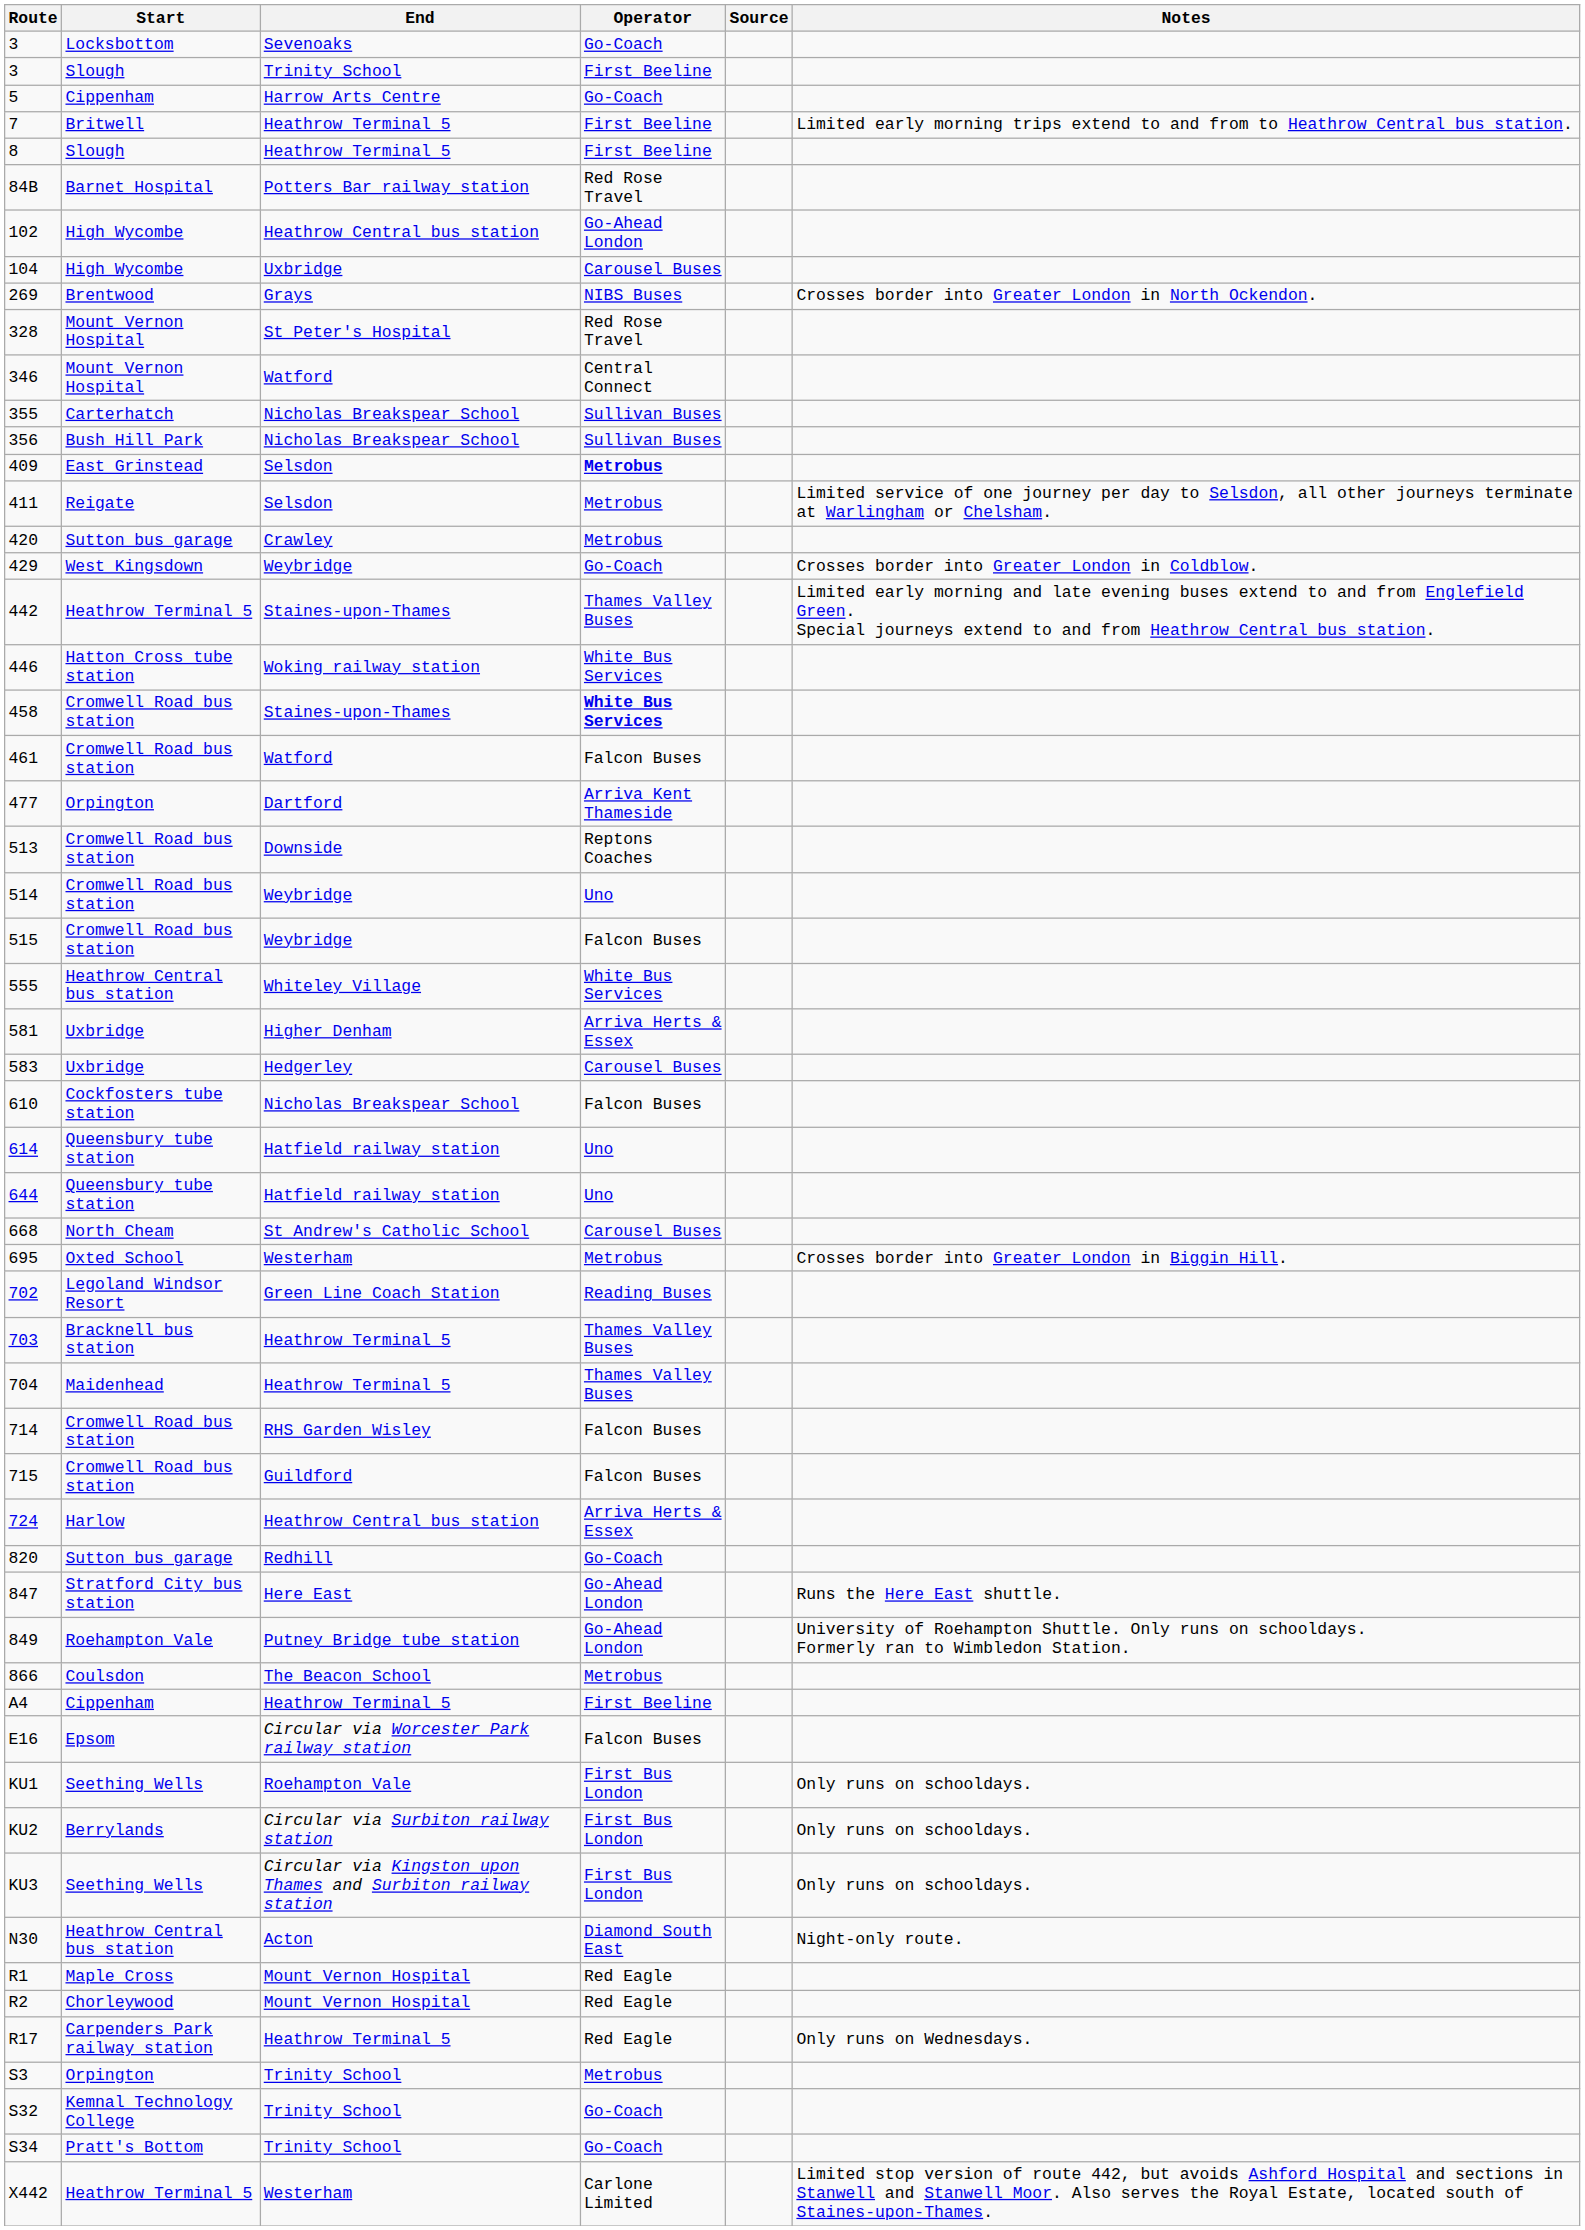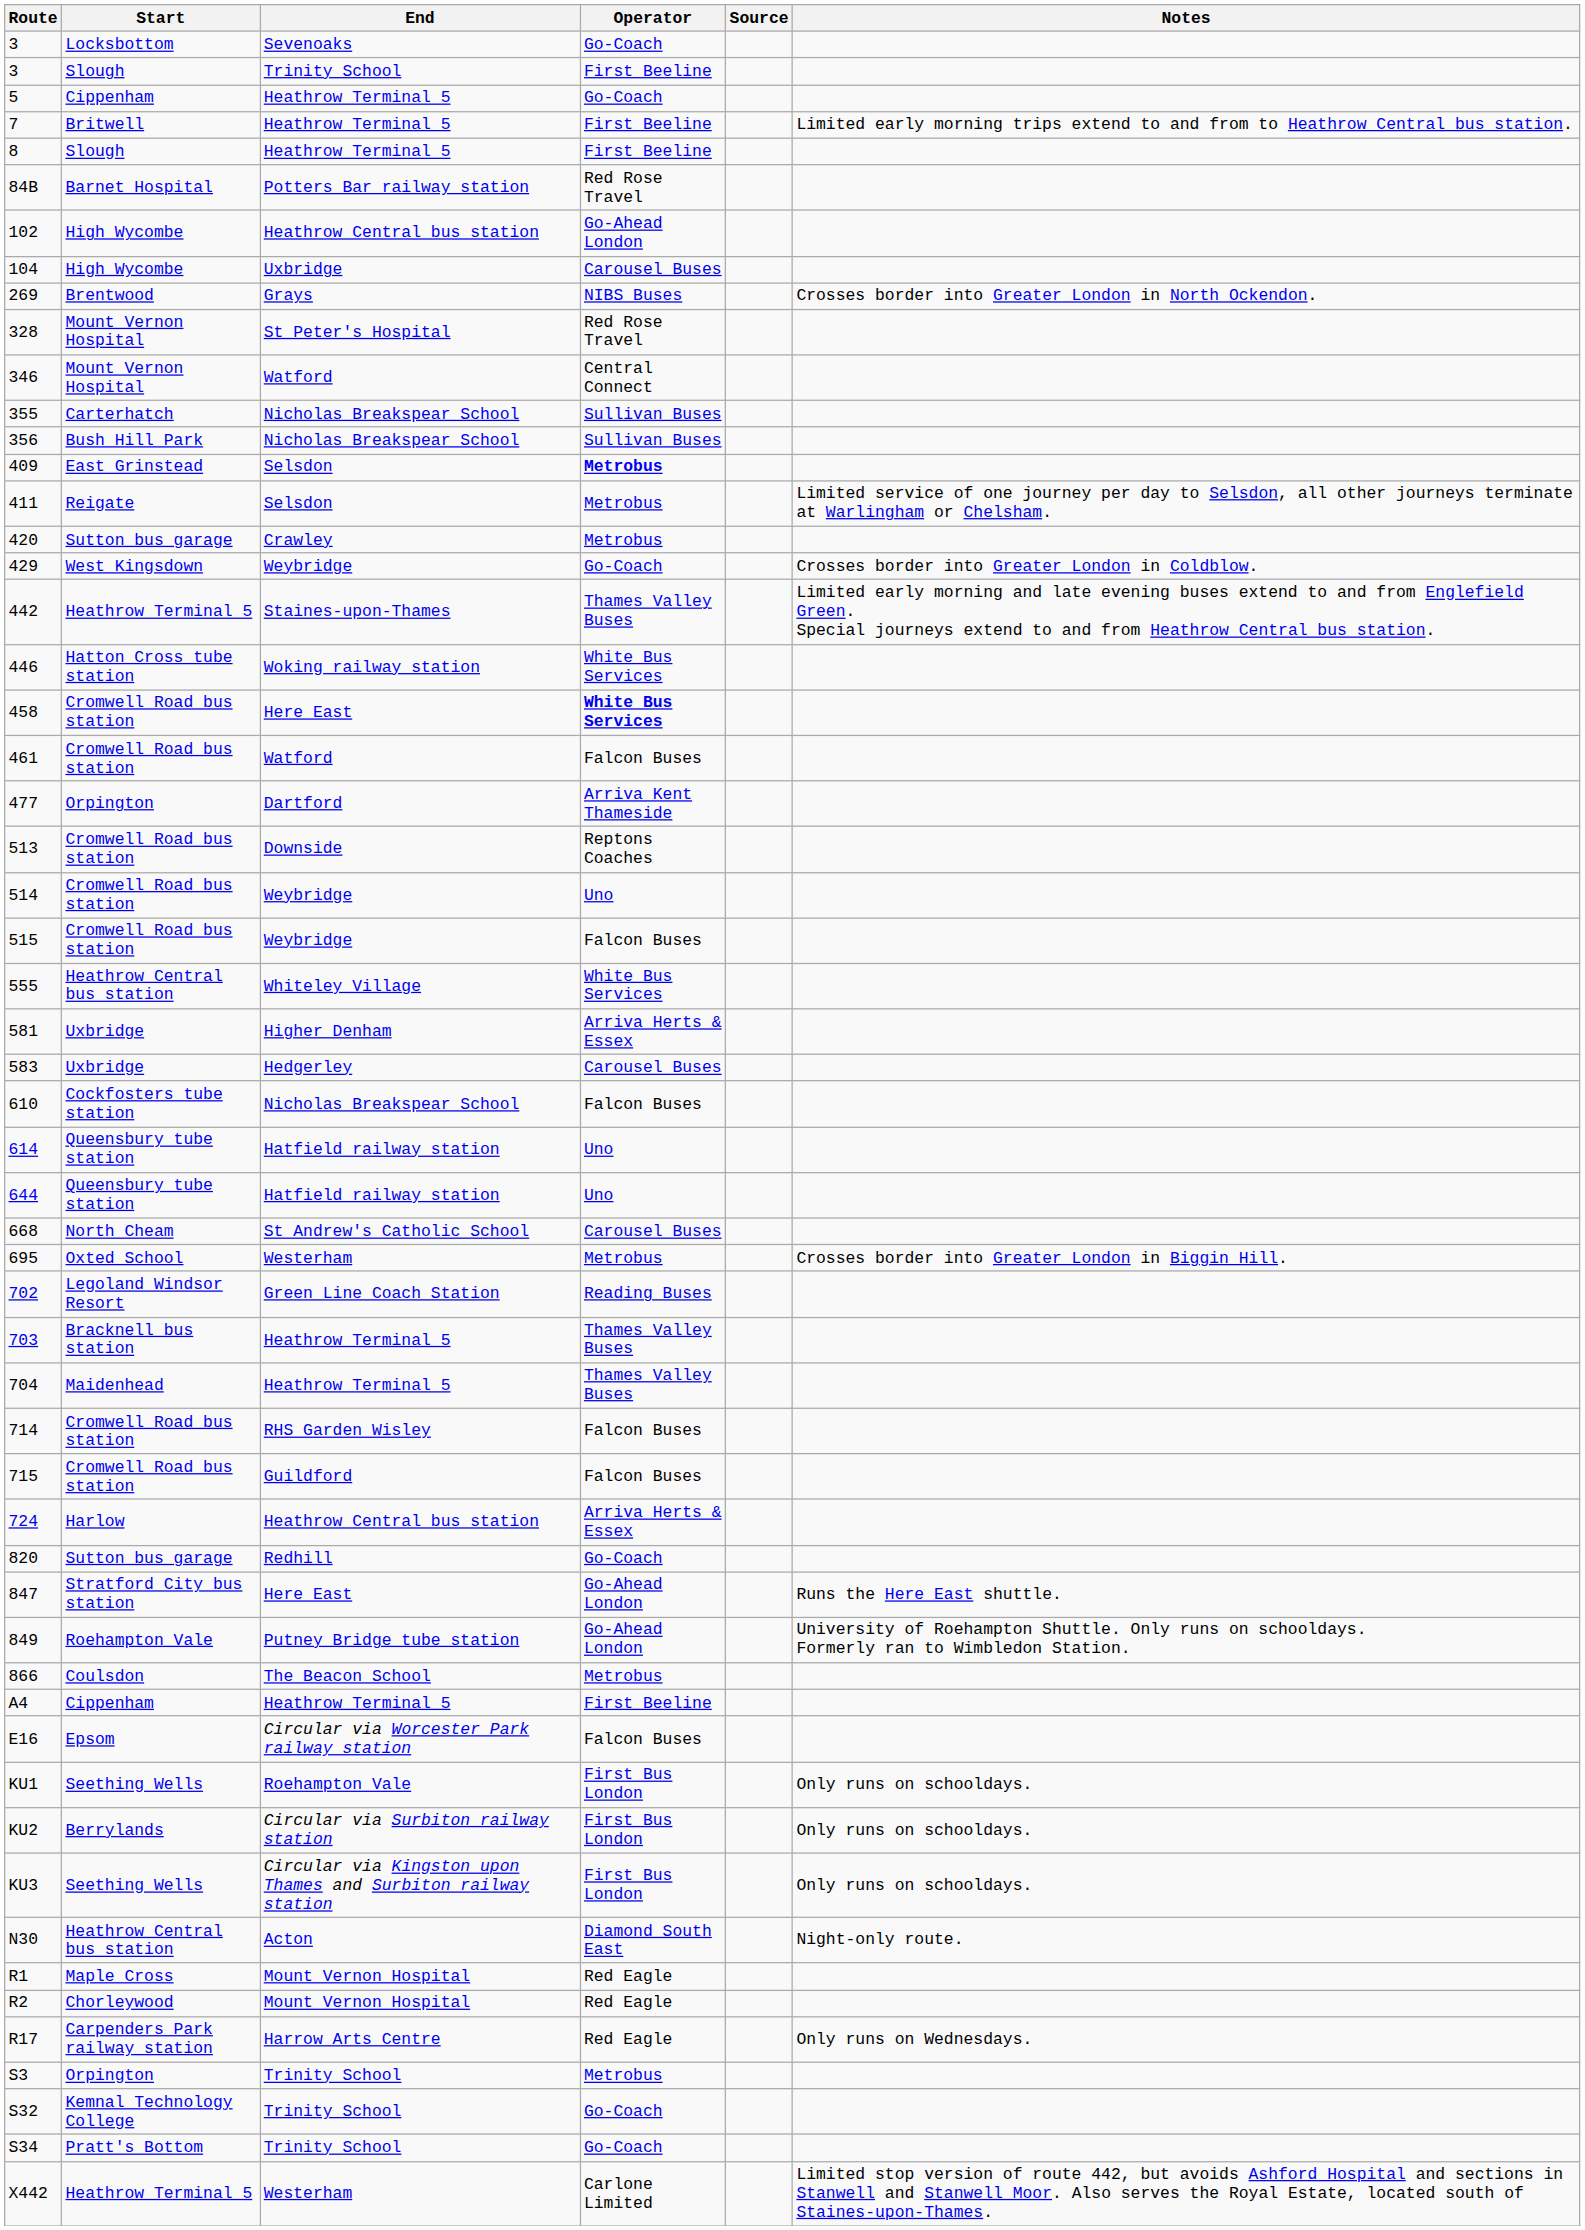(352, 98) Harrow Arts Centre -> (357, 98) Heathrow Terminal 5
(357, 713) Staines-upon-Thames -> (308, 713) Here East
(357, 2039) Heathrow Terminal 5 -> (352, 2039) Harrow Arts Centre
